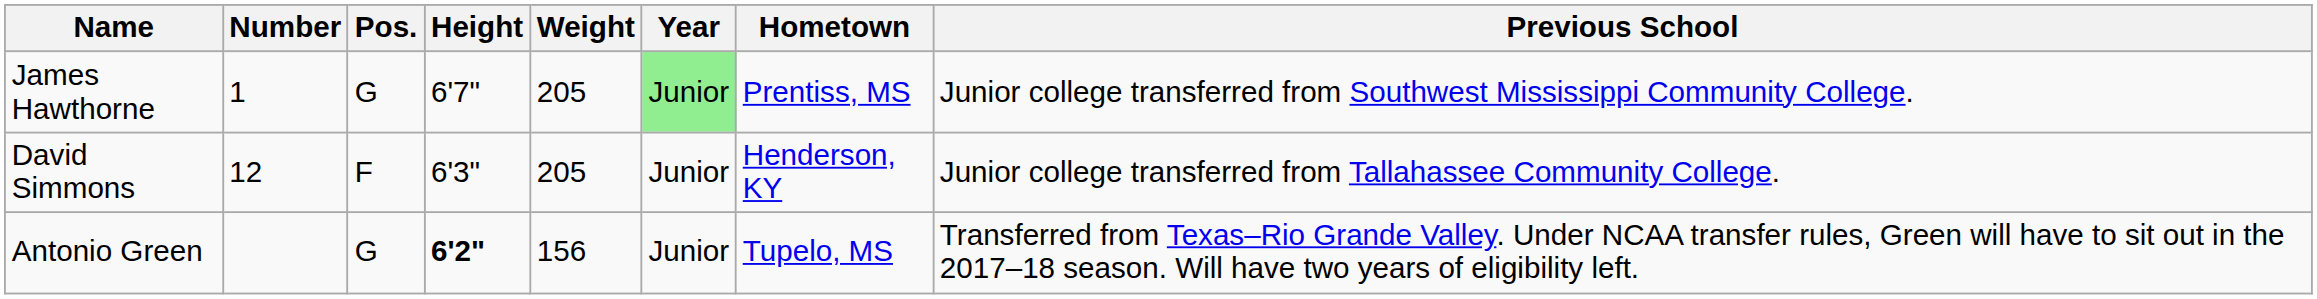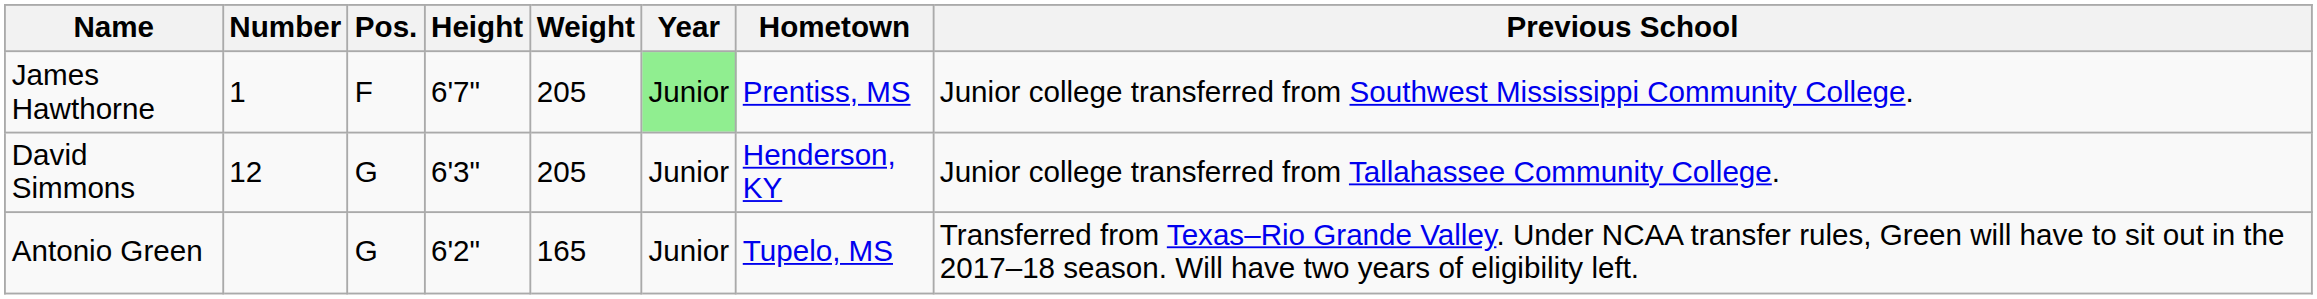(366, 91) G -> (364, 91) F
(364, 171) F -> (366, 171) G
(458, 252) bold -> (456, 252) normal
(561, 252) 156 -> (561, 252) 165
